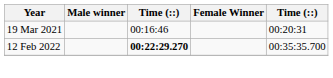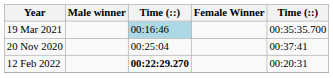(149, 30) no background -> (150, 30) lightblue background
(288, 30) 00:20:31 -> (298, 30) 00:35:35.700
+ row: (35, 47)
(297, 47) 00:35:35.700 -> (289, 64) 00:20:31
